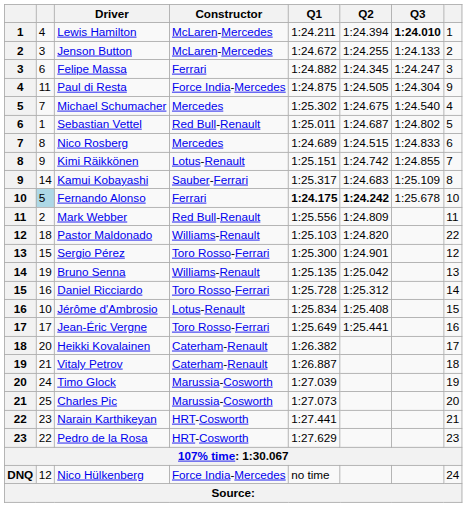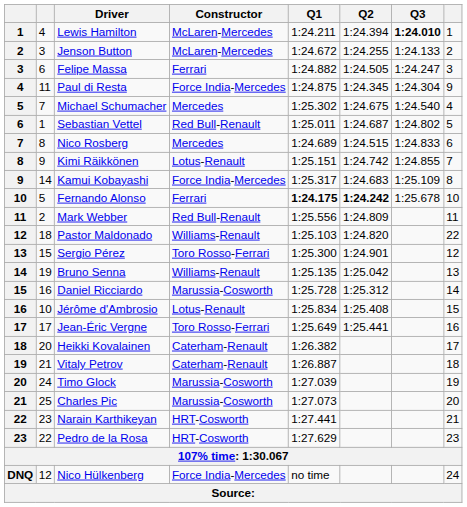(366, 69) 1:24.345 -> (366, 69) 1:24.505
(366, 87) 1:24.505 -> (366, 87) 1:24.345
(210, 179) Sauber-Ferrari -> (229, 179) Force India-Mercedes
(42, 198) lightblue background -> (42, 198) no background
(221, 290) Toro Rosso-Ferrari -> (222, 290) Marussia-Cosworth
